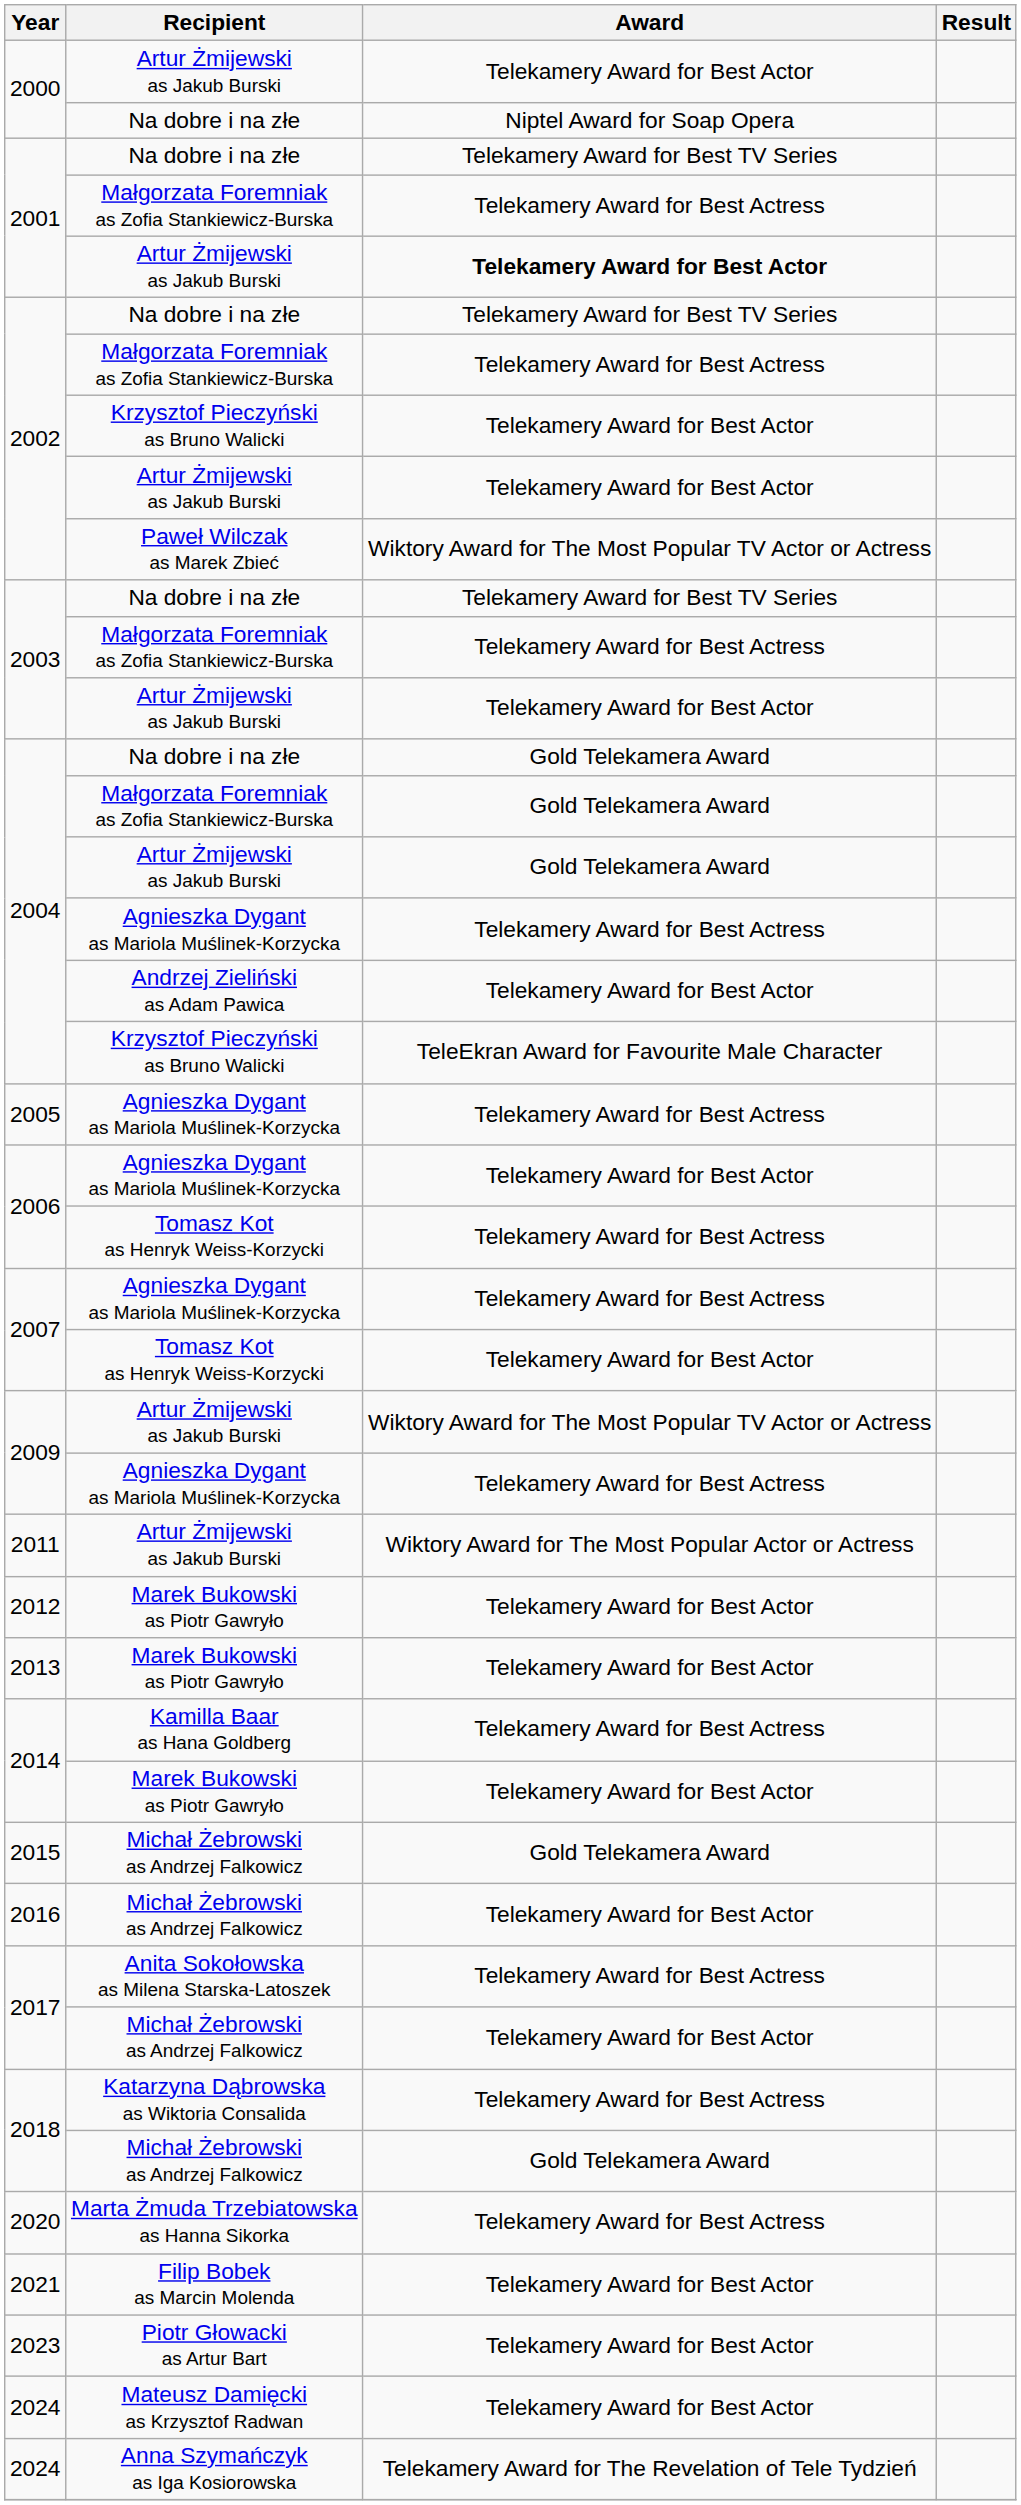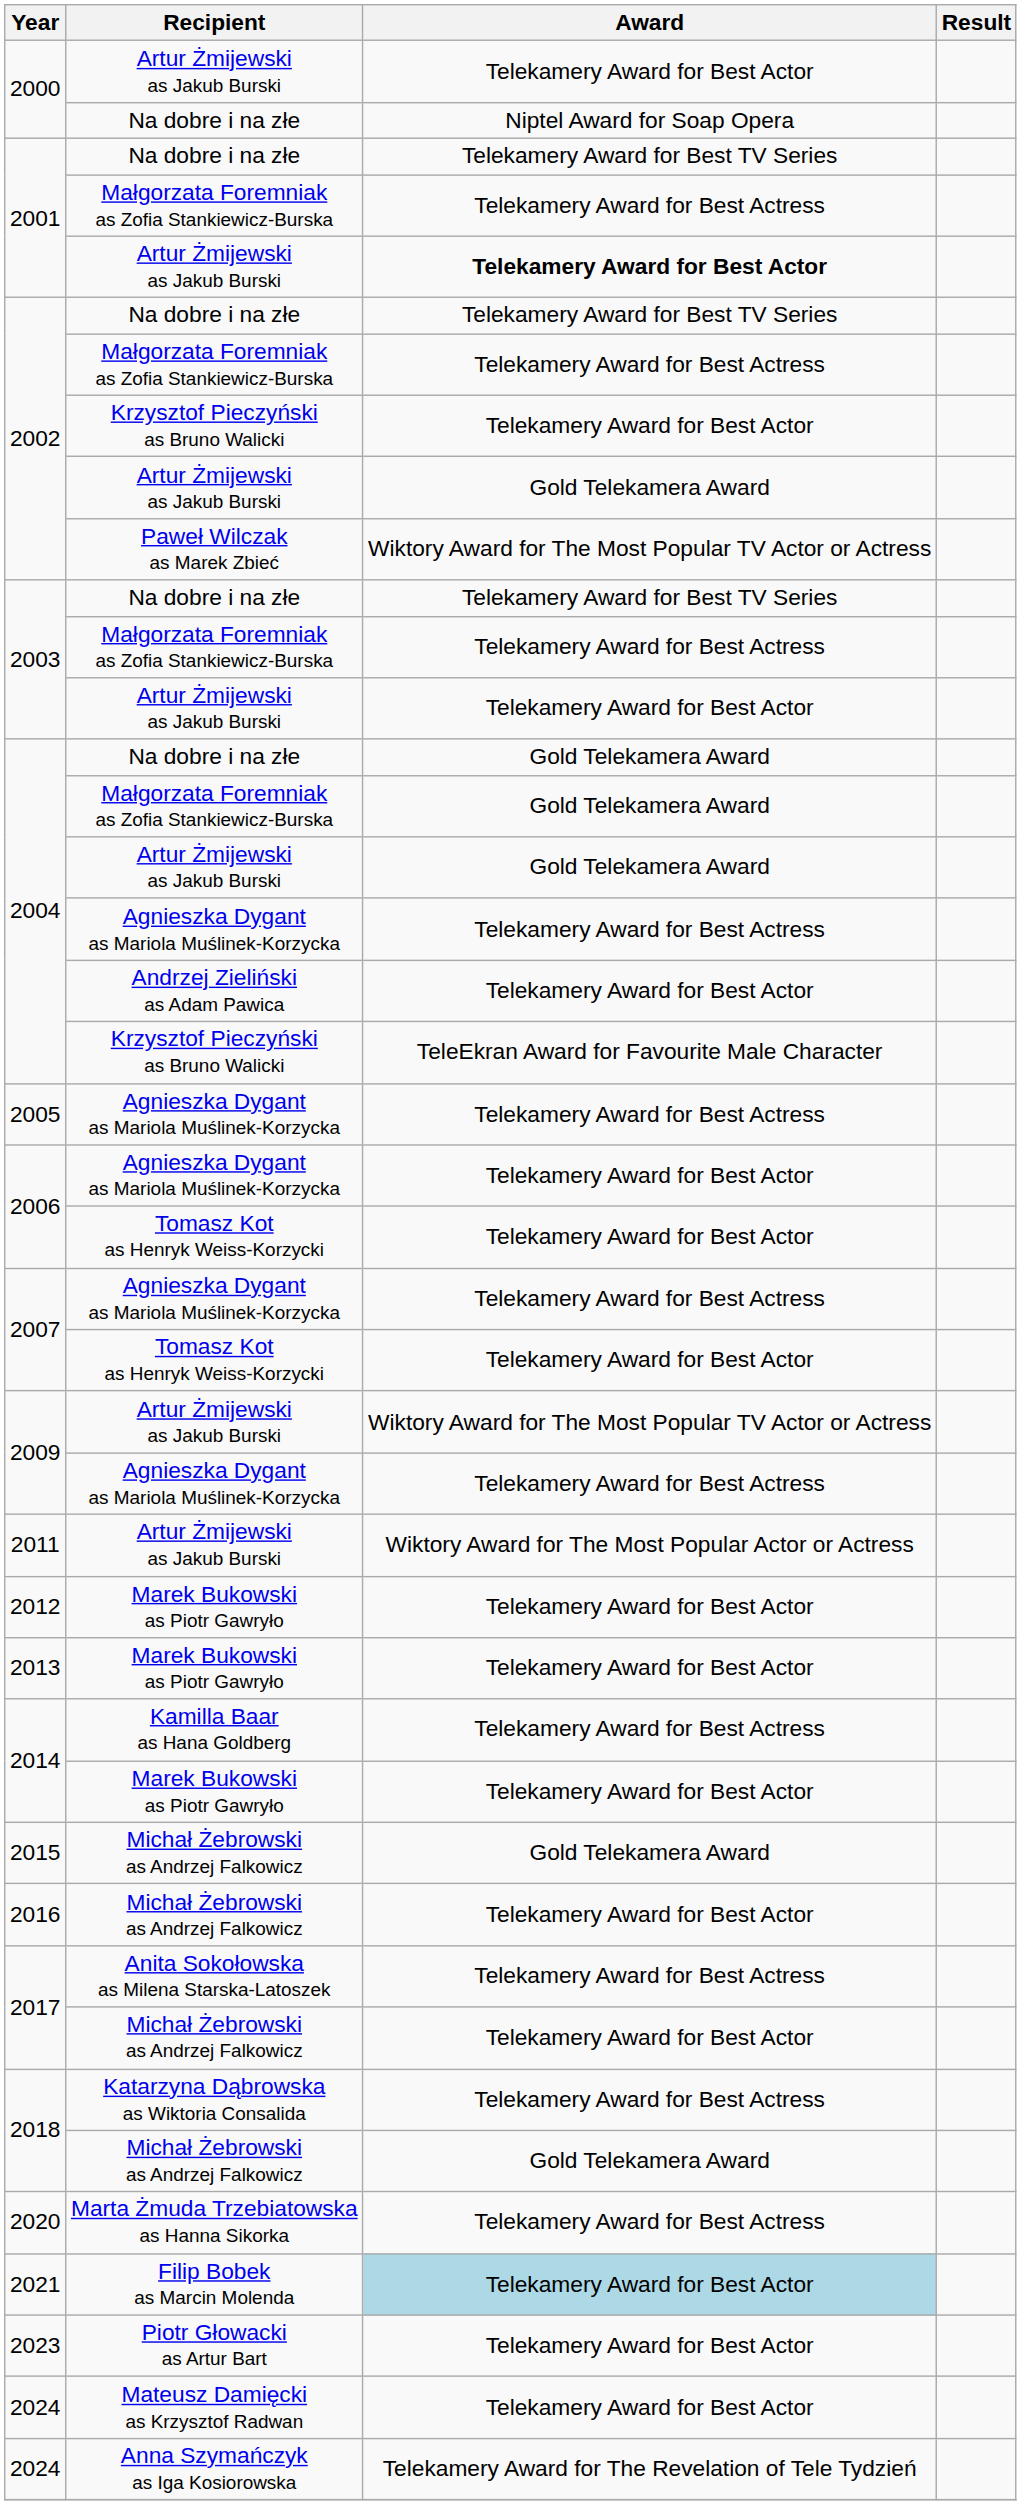(650, 487) Telekamery Award for Best Actor -> (650, 487) Gold Telekamera Award
(650, 1236) Telekamery Award for Best Actress -> (650, 1236) Telekamery Award for Best Actor
(650, 2284) no background -> (650, 2284) lightblue background
